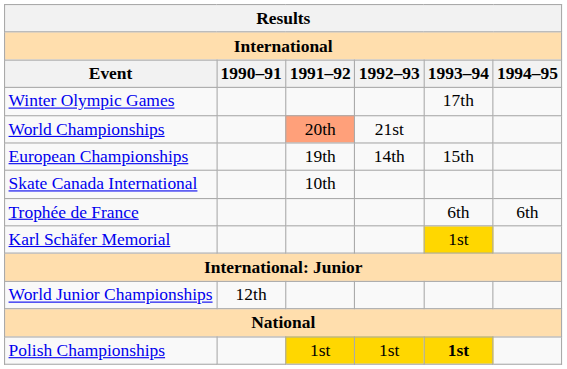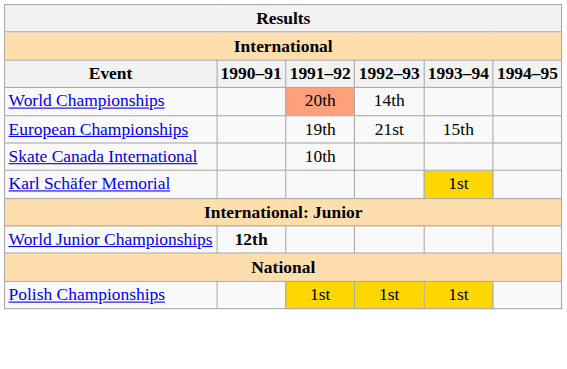- row: (92, 101)
(389, 128) 21st -> (389, 101) 14th
(389, 156) 14th -> (389, 128) 21st
- row: (74, 211)
(251, 294) normal -> (251, 239) bold
(458, 350) bold -> (458, 294) normal
